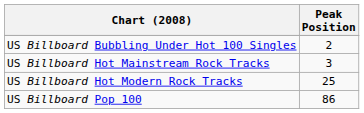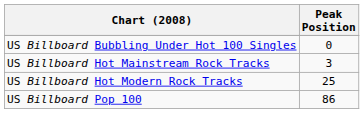(329, 45) 2 -> (329, 45) 0
